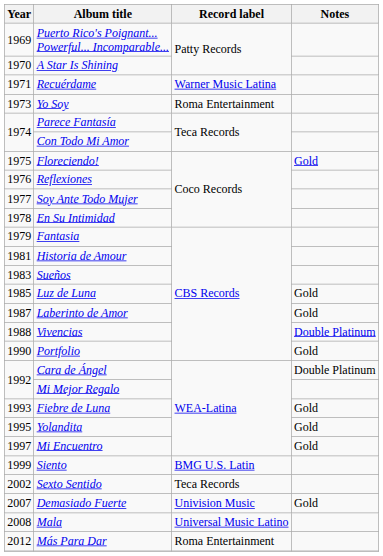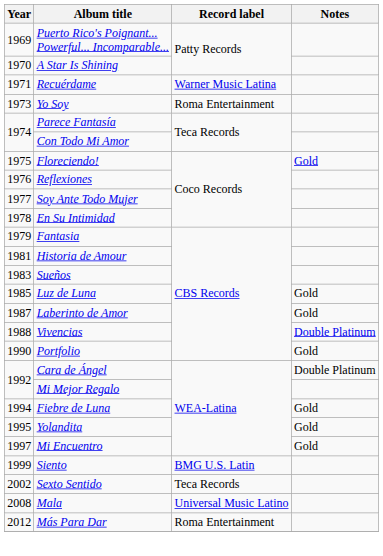(19, 408) 1993 -> (19, 408) 1994
- row: (81, 503)
